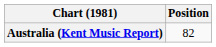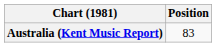(188, 32) 82 -> (188, 32) 83
